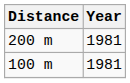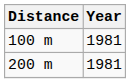rows swapped: (30, 65) <-> (30, 41)
